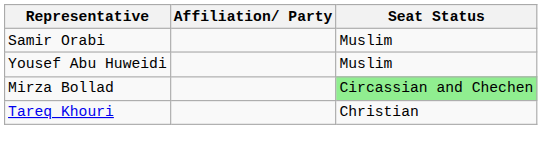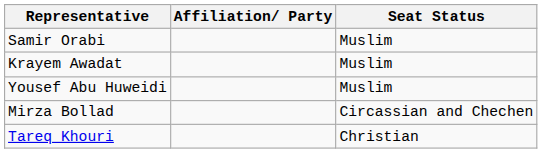+ row: (65, 64)
(436, 88) lightgreen background -> (436, 112) no background
